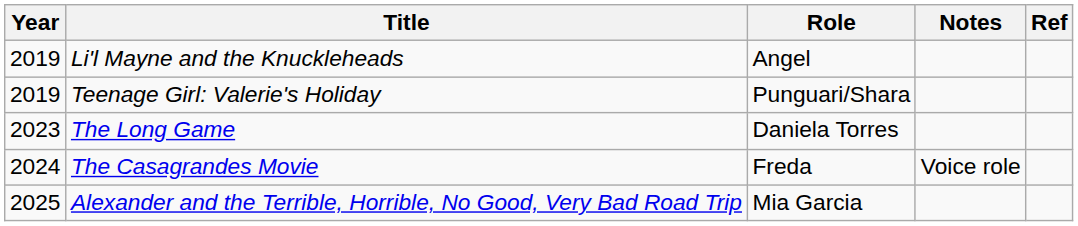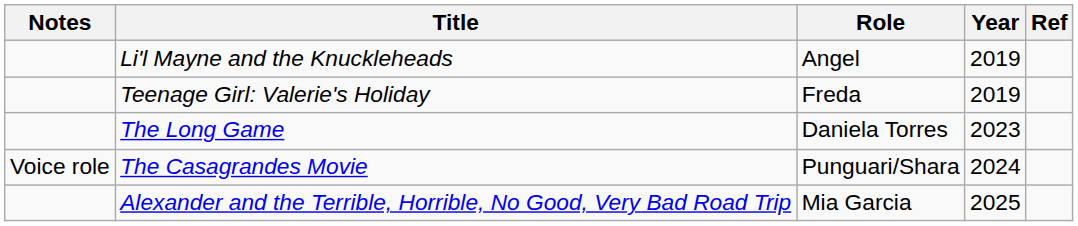columns swapped: (35, 22) <-> (971, 22)
(831, 94) Punguari/Shara -> (831, 94) Freda
(782, 166) Freda -> (881, 166) Punguari/Shara
